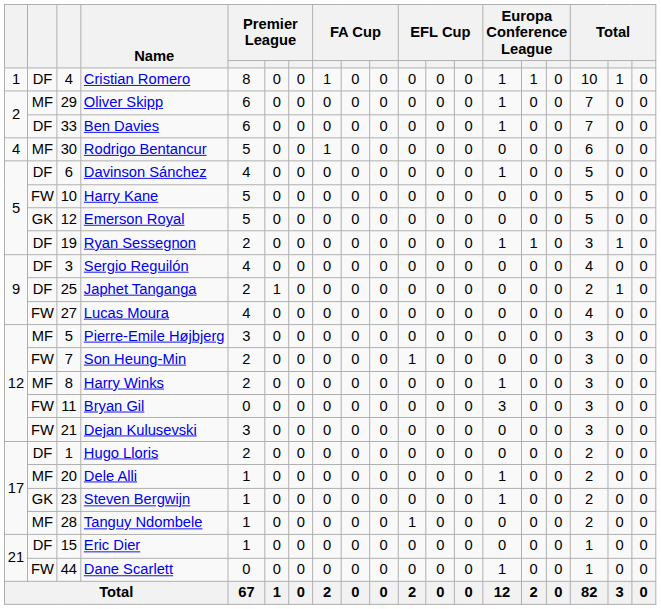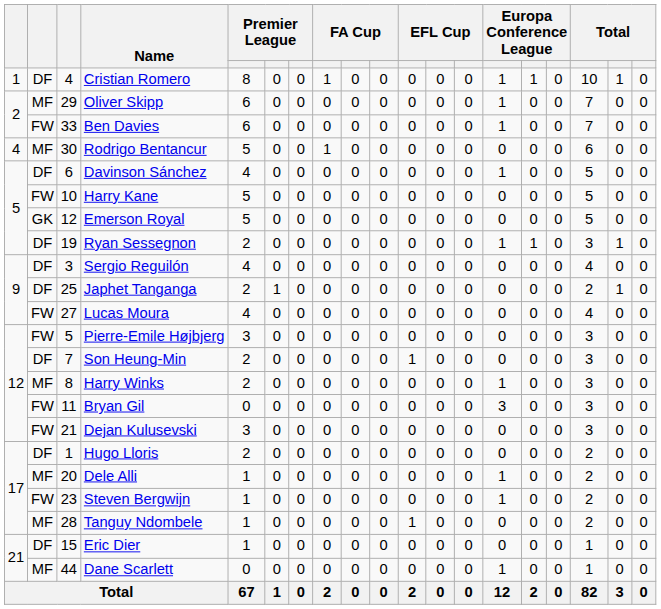(42, 126) DF -> (42, 126) FW
(42, 336) MF -> (42, 336) FW
(42, 359) FW -> (42, 359) DF
(42, 499) GK -> (42, 499) FW
(42, 569) FW -> (42, 569) MF
